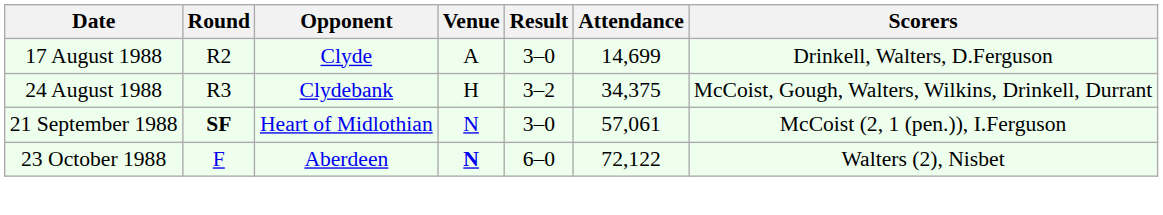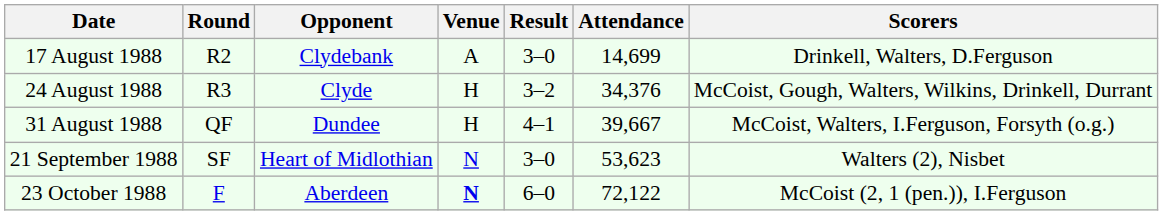(346, 55) Clyde -> (346, 55) Clydebank
(346, 90) Clydebank -> (346, 90) Clyde
(631, 90) 34,375 -> (631, 90) 34,376
+ row: (94, 124)
(219, 124) bold -> (219, 158) normal
(631, 124) 57,061 -> (631, 158) 53,623
(923, 124) McCoist (2, 1 (pen.)), I.Ferguson -> (923, 158) Walters (2), Nisbet
(923, 158) Walters (2), Nisbet -> (923, 192) McCoist (2, 1 (pen.)), I.Ferguson
